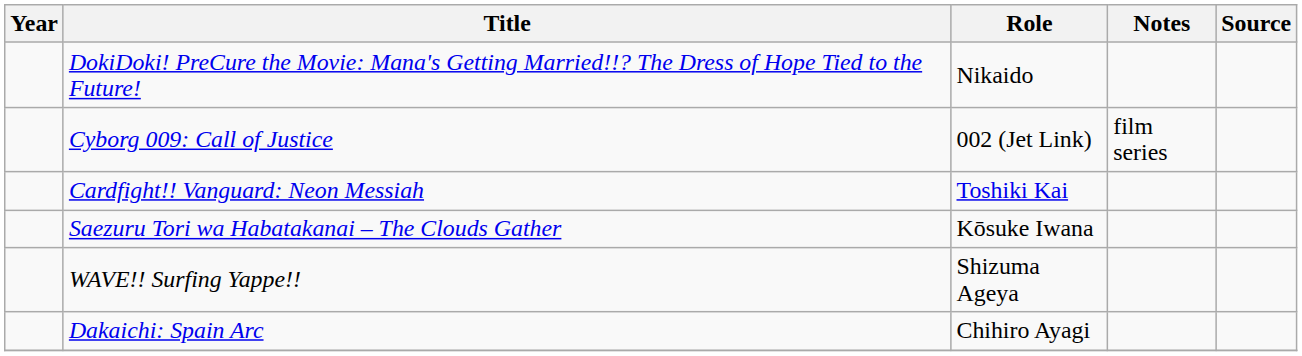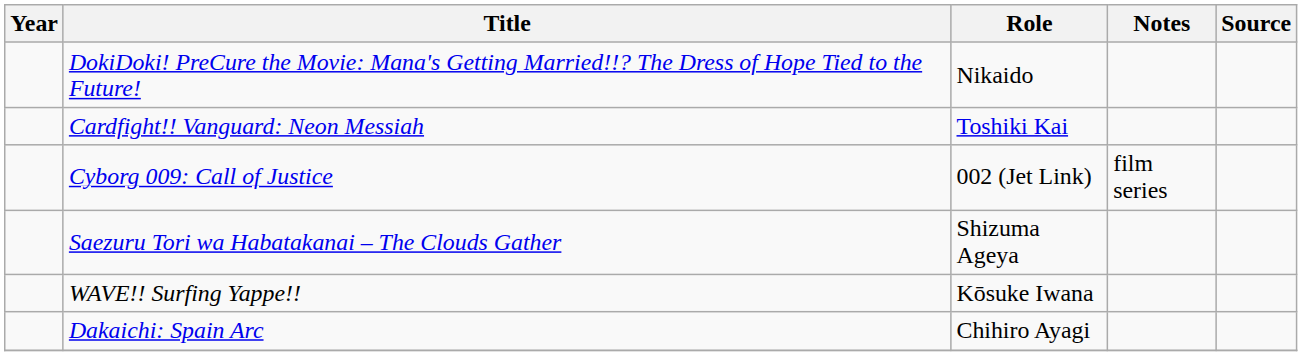rows swapped: (246, 190) <-> (201, 139)
(1025, 228) Kōsuke Iwana -> (998, 241) Shizuma Ageya
(998, 279) Shizuma Ageya -> (1025, 292) Kōsuke Iwana
